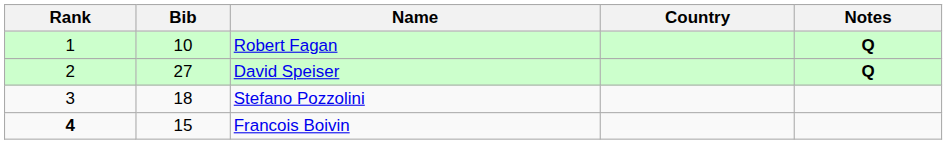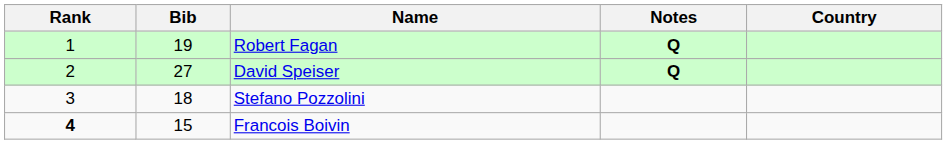columns swapped: (698, 17) <-> (868, 17)
(183, 44) 10 -> (183, 44) 19
